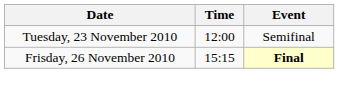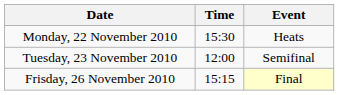+ row: (100, 36)
(289, 57) bold -> (289, 79) normal
